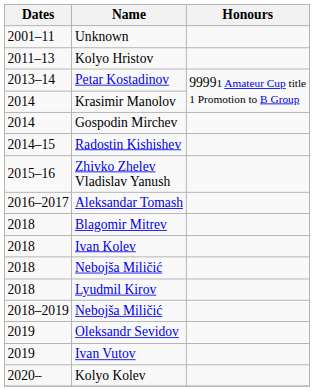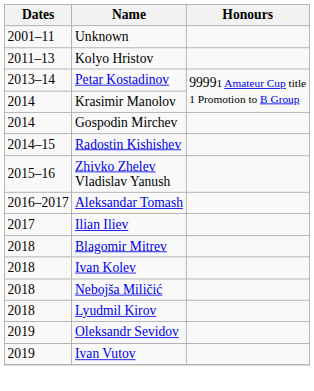+ row: (21, 224)
- row: (38, 310)
- row: (25, 375)
